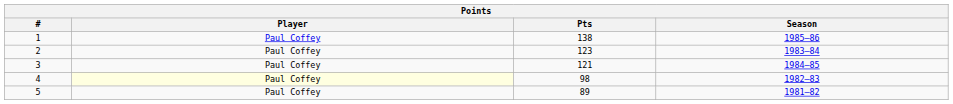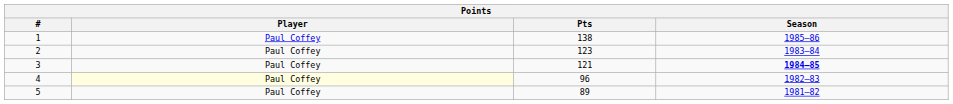(802, 66) normal -> (802, 66) bold
(585, 79) 98 -> (585, 79) 96
